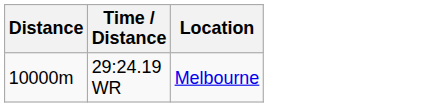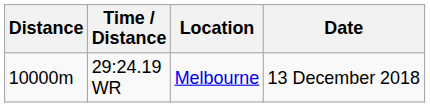+ column: (344, 28)
